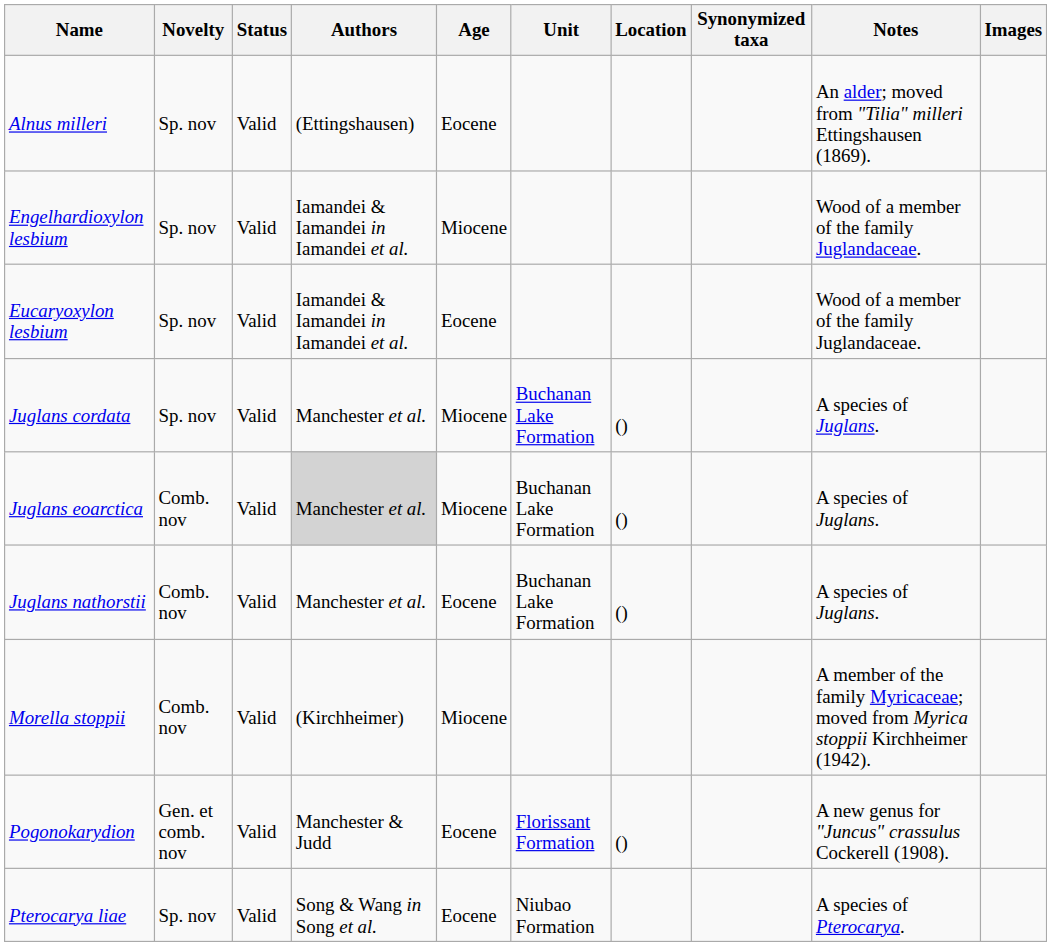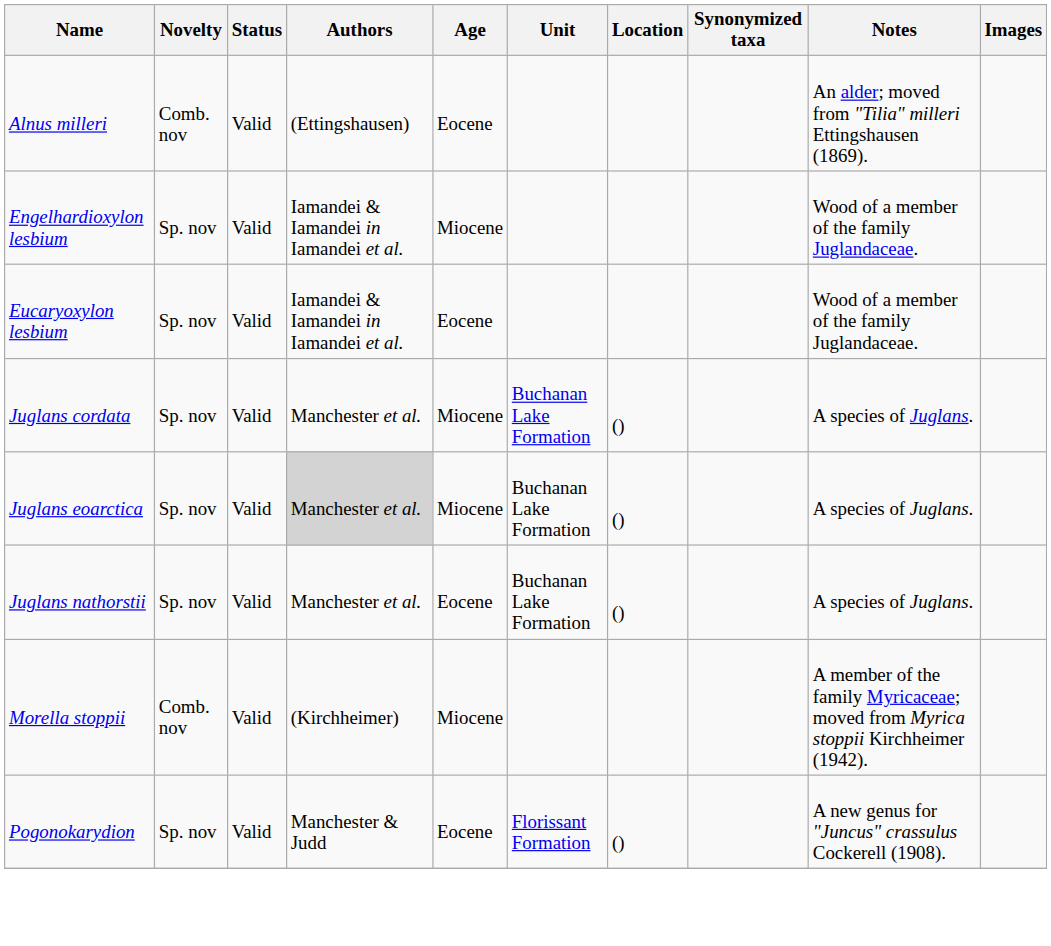(187, 123) Sp. nov -> (184, 123) Comb. nov
(184, 509) Comb. nov -> (188, 509) Sp. nov
(184, 602) Comb. nov -> (188, 602) Sp. nov
(186, 832) Gen. et comb. nov -> (188, 832) Sp. nov
- row: (68, 915)
